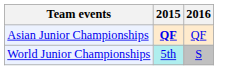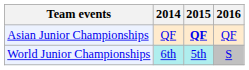+ column: (168, 14)
